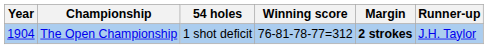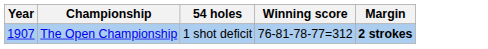- column: (449, 14)
(21, 33) 1904 -> (21, 33) 1907
